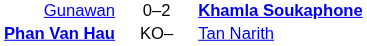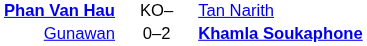rows swapped: (79, 10) <-> (60, 33)
